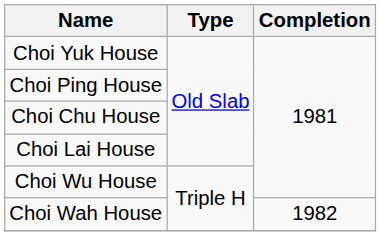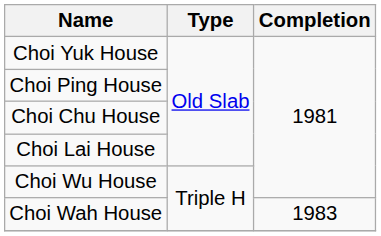(315, 213) 1982 -> (315, 213) 1983
